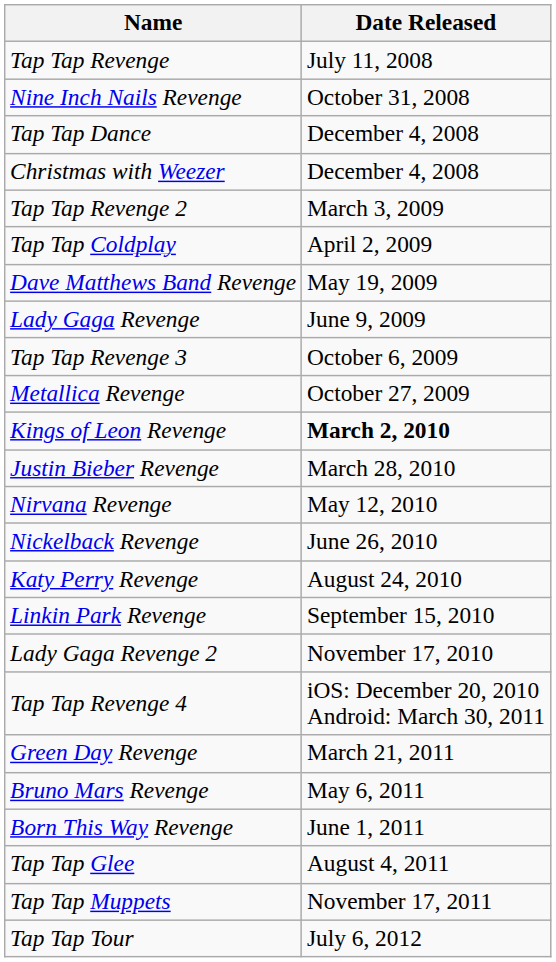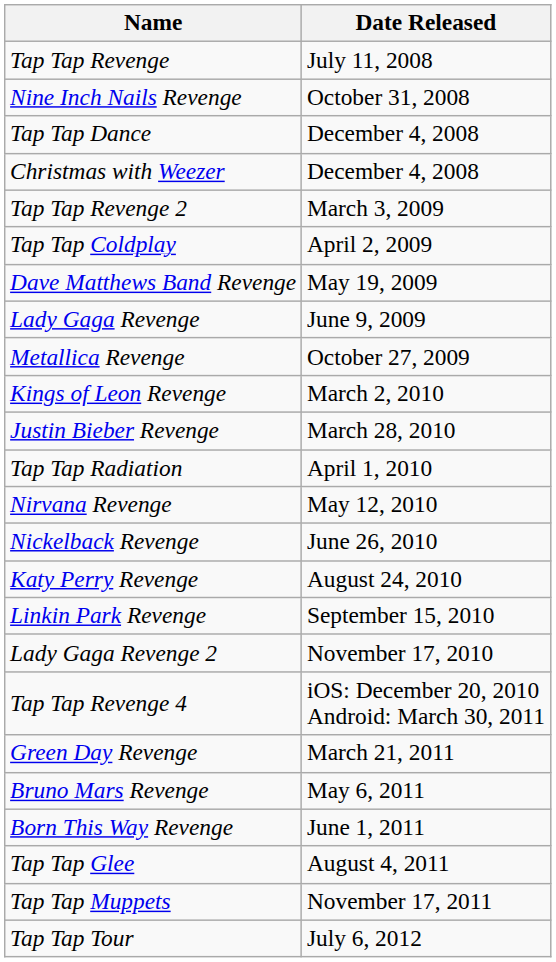- row: (98, 356)
(378, 430) bold -> (375, 393) normal
+ row: (96, 467)
